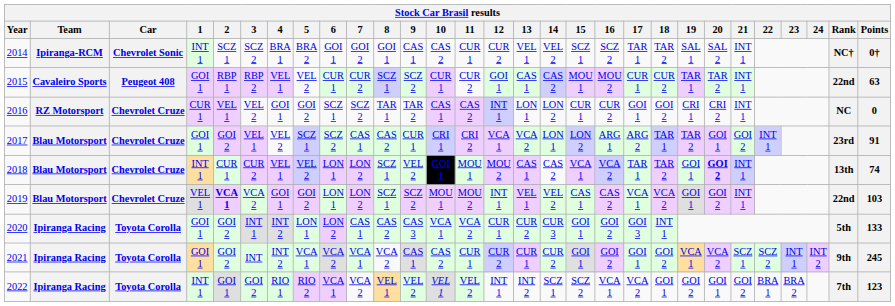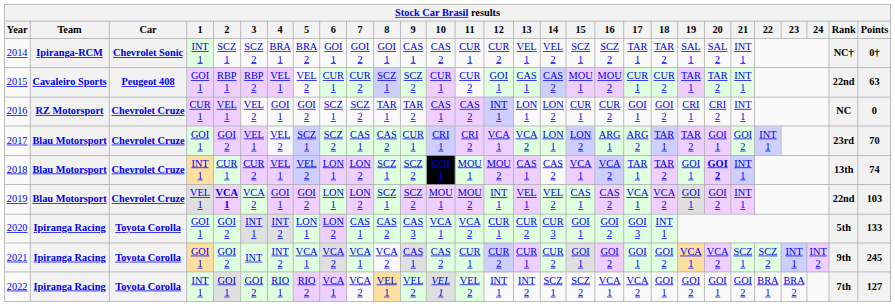(874, 140) 91 -> (874, 140) 70
(413, 169) VEL 2 -> (413, 169) SCZ 2
(874, 286) 123 -> (874, 286) 127
